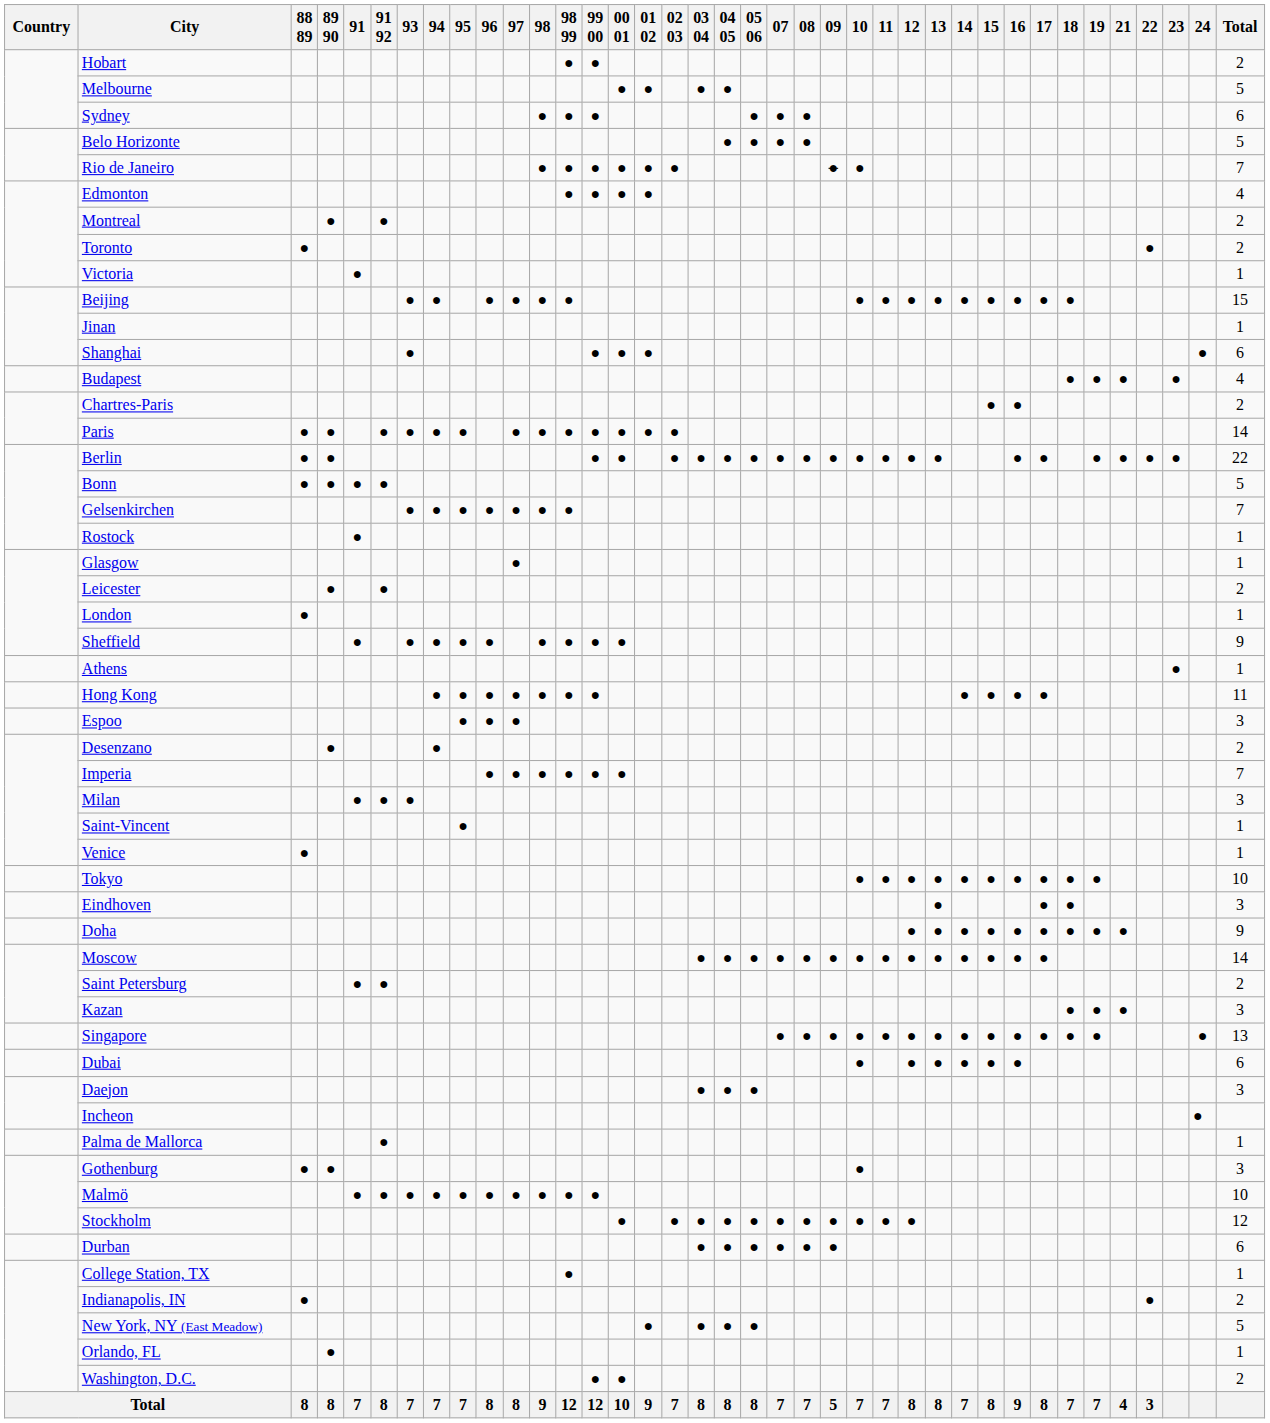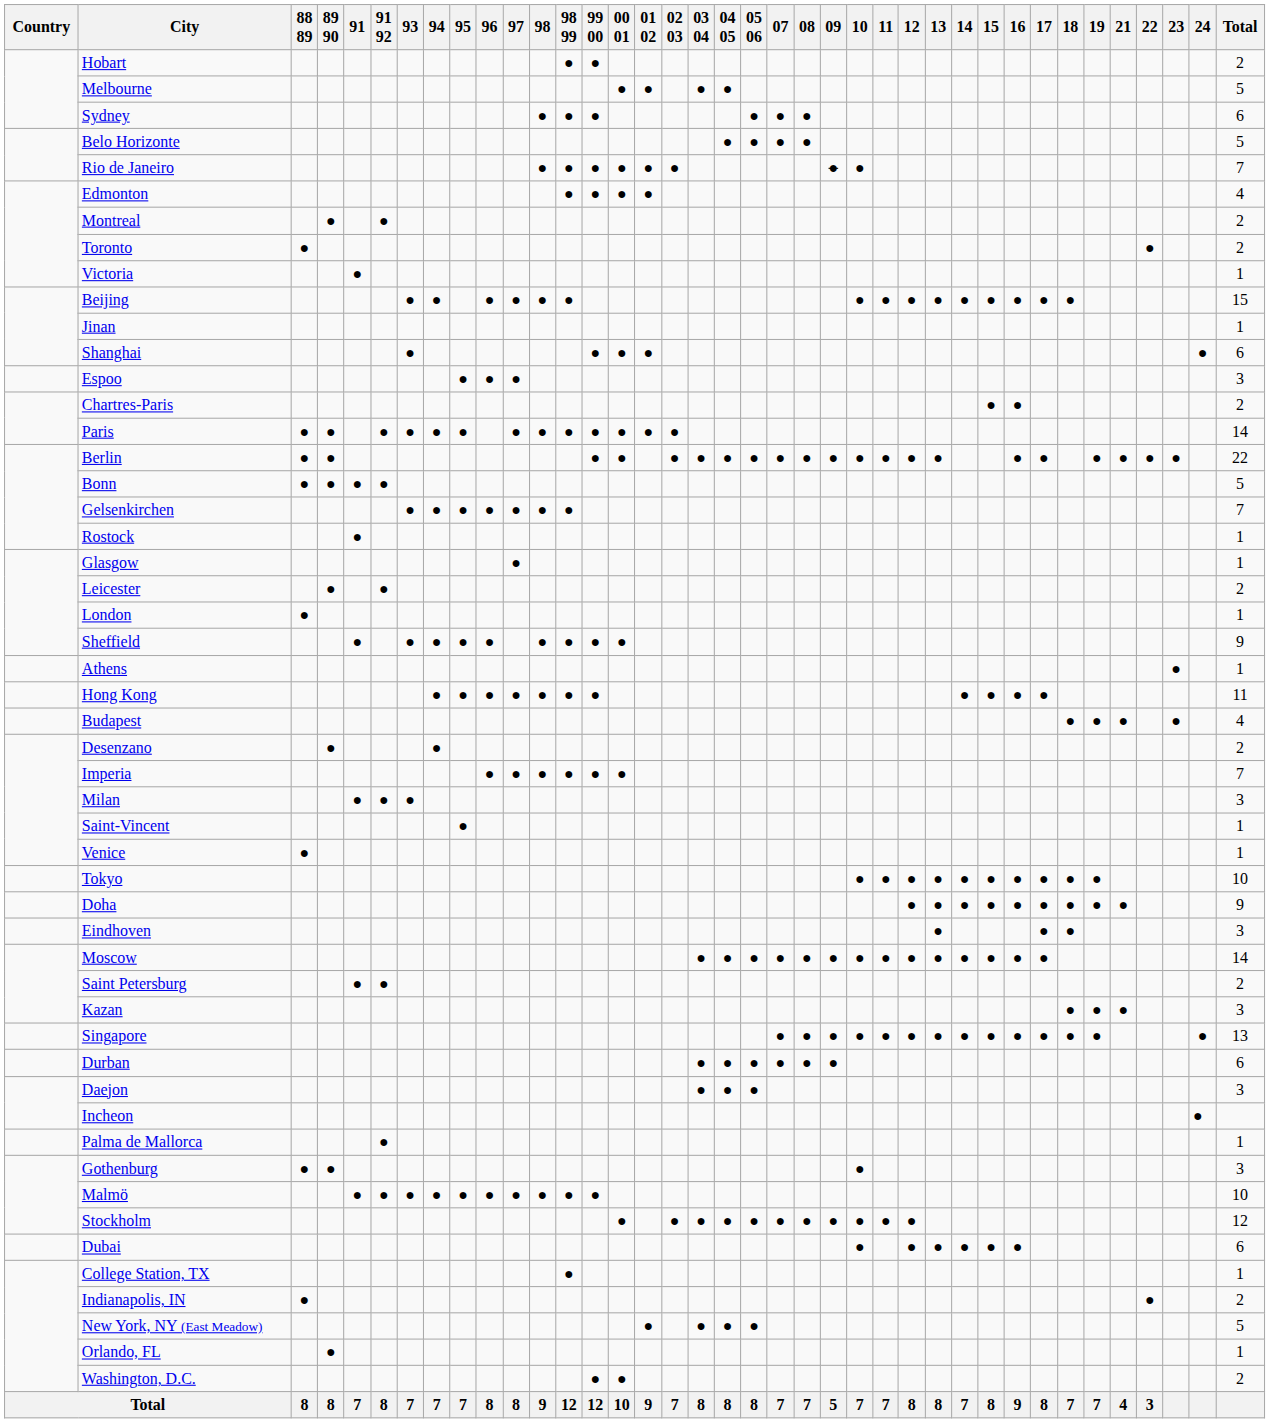rows swapped: (102, 720) <-> (112, 378)
rows swapped: (116, 905) <-> (99, 931)
rows swapped: (106, 1247) <-> (101, 1063)
